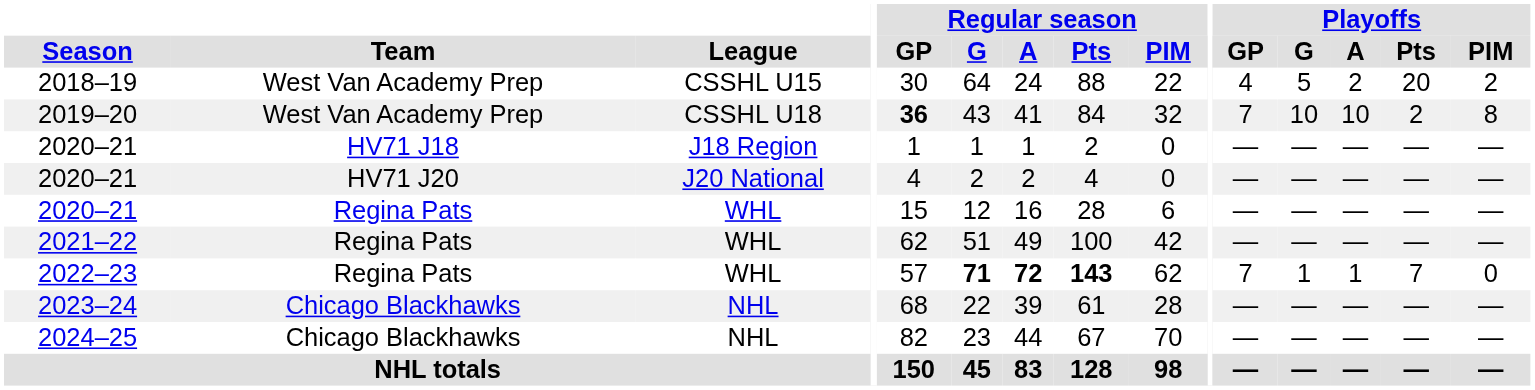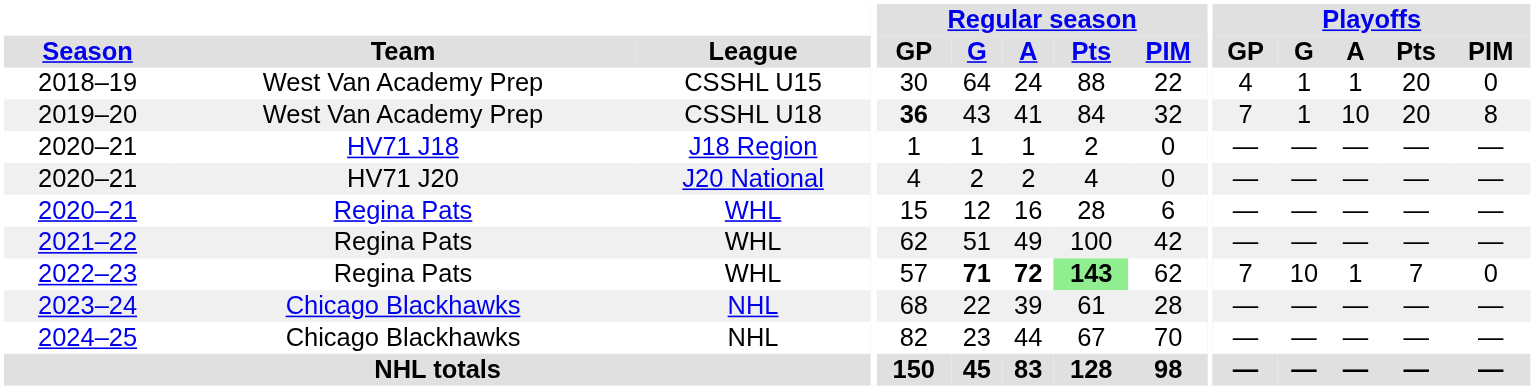(1304, 83) 5 -> (1304, 83) 1
(1355, 83) 2 -> (1355, 83) 1
(1491, 83) 2 -> (1491, 83) 0
(1304, 115) 10 -> (1304, 115) 1
(1416, 115) 2 -> (1416, 115) 20
(1091, 274) no background -> (1091, 274) lightgreen background
(1304, 274) 1 -> (1304, 274) 10
